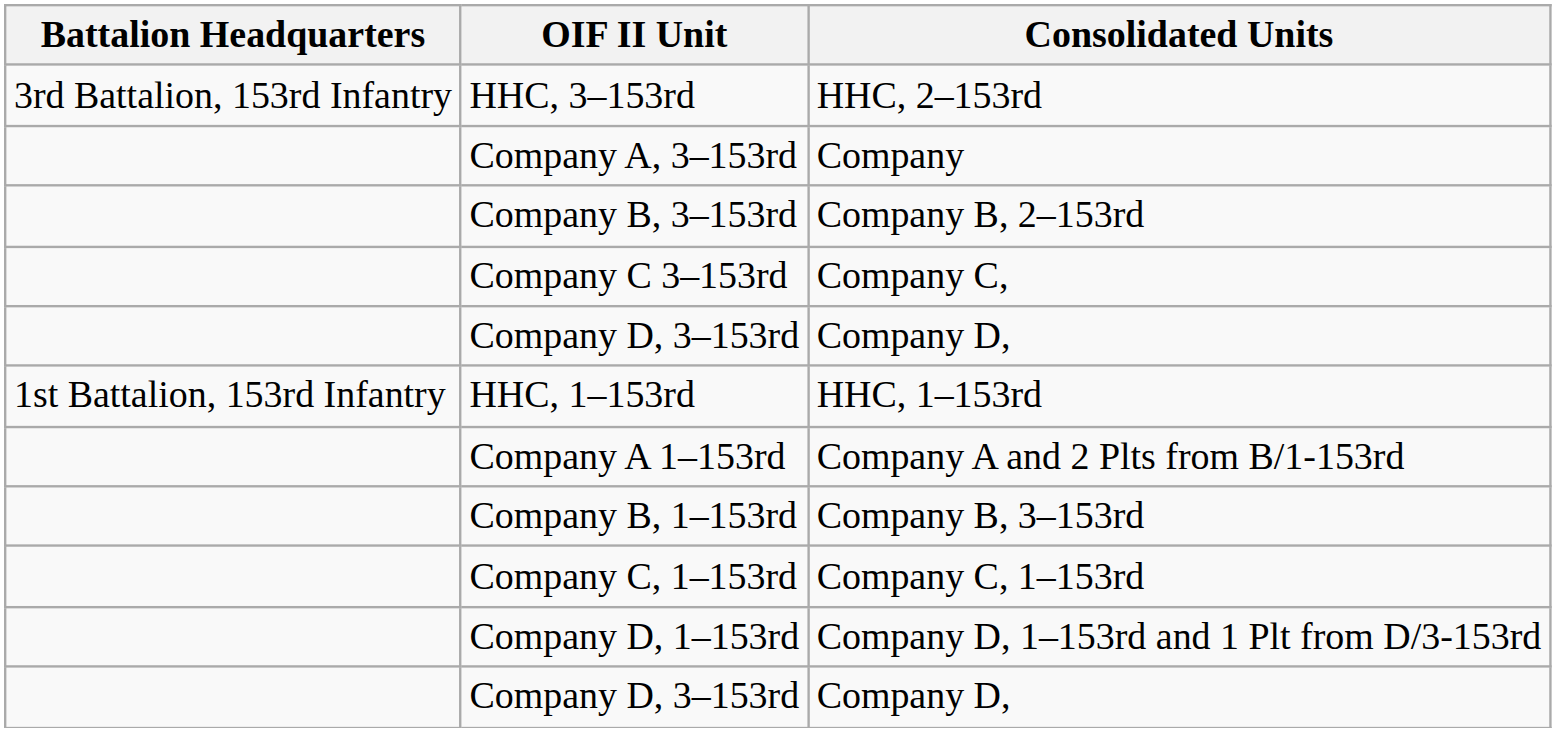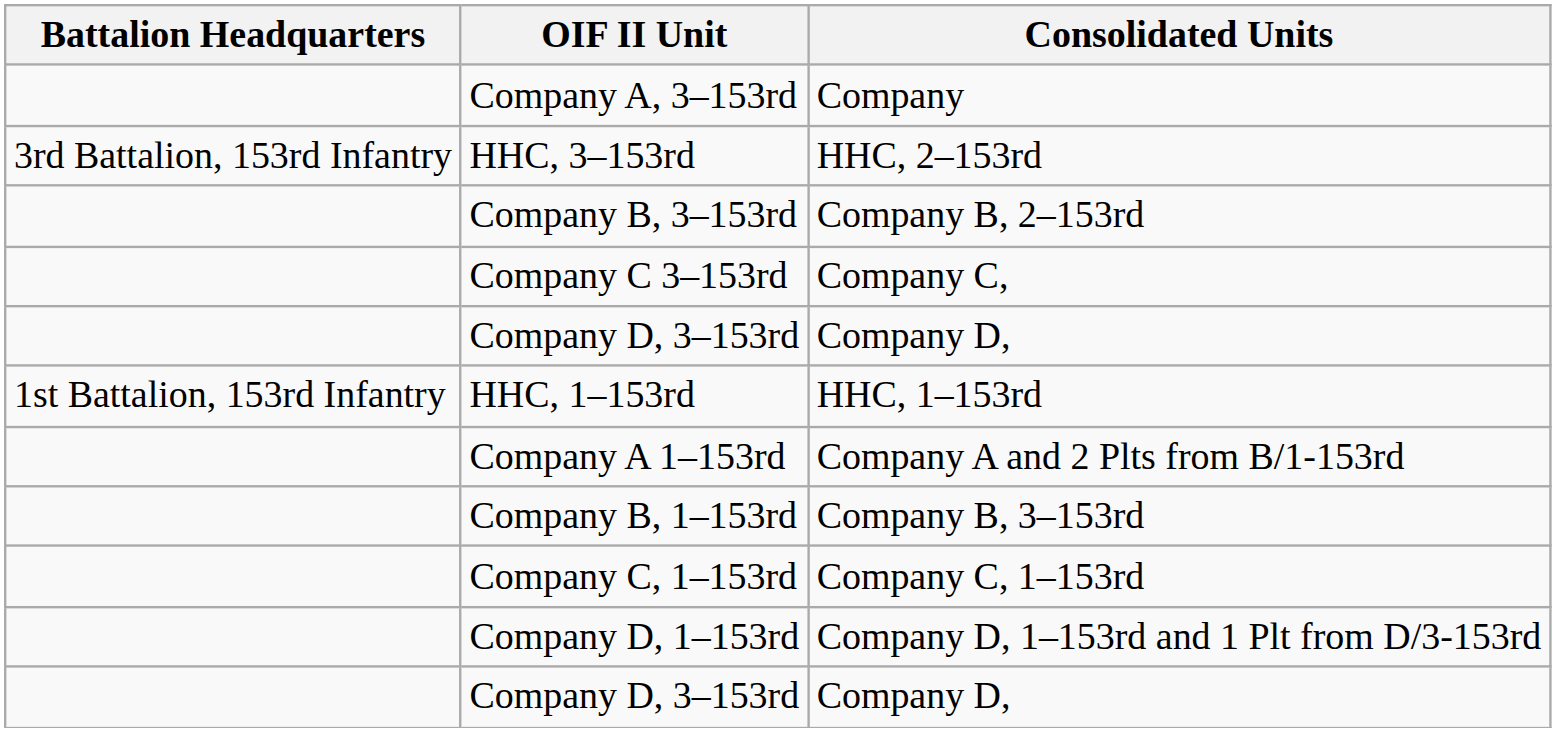rows swapped: (582, 94) <-> (633, 154)
